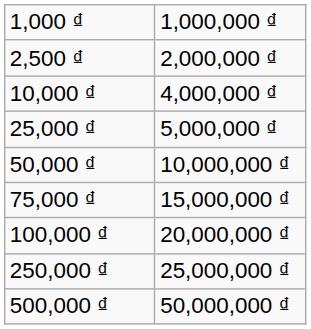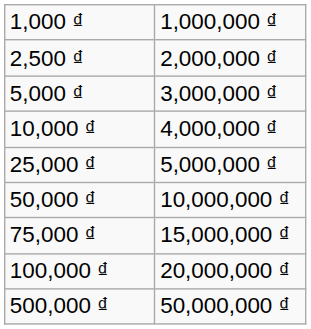+ row: (47, 93)
- row: (59, 270)
